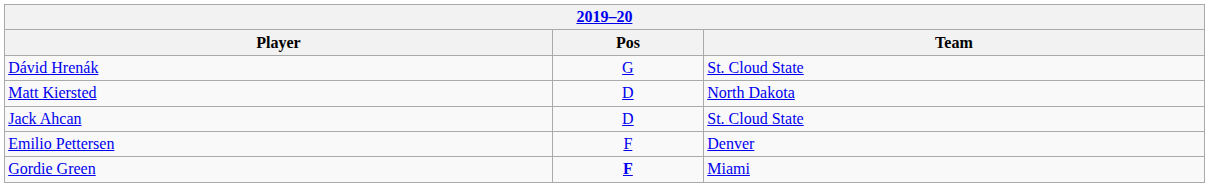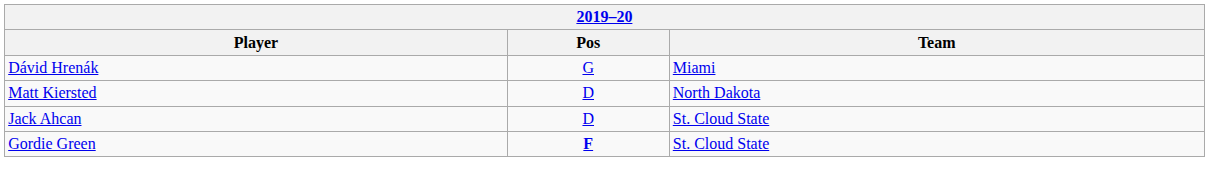(755, 67) St. Cloud State -> (694, 67) Miami
- row: (61, 144)
(729, 169) Miami -> (721, 144) St. Cloud State
